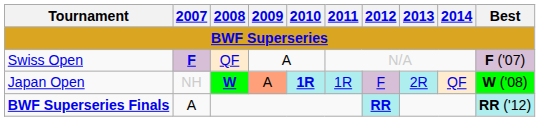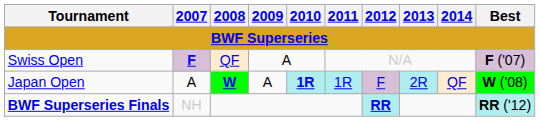(192, 83) NH -> (192, 83) A
(268, 83) lightsalmon background -> (268, 83) no background
(192, 105) A -> (192, 105) NH
